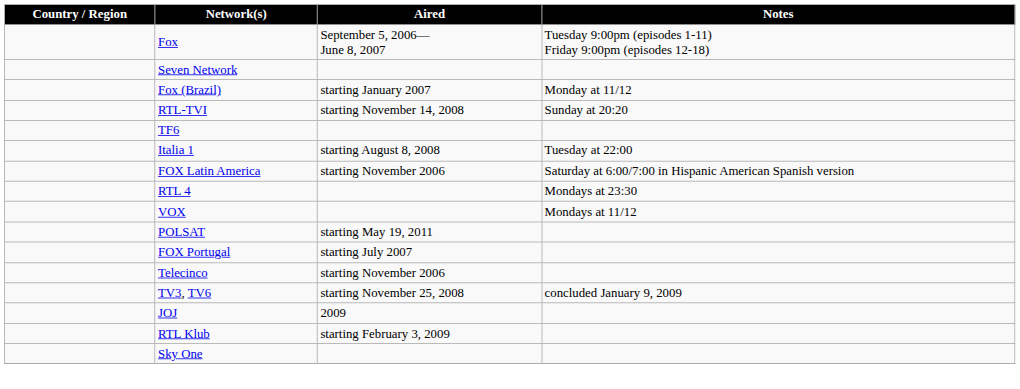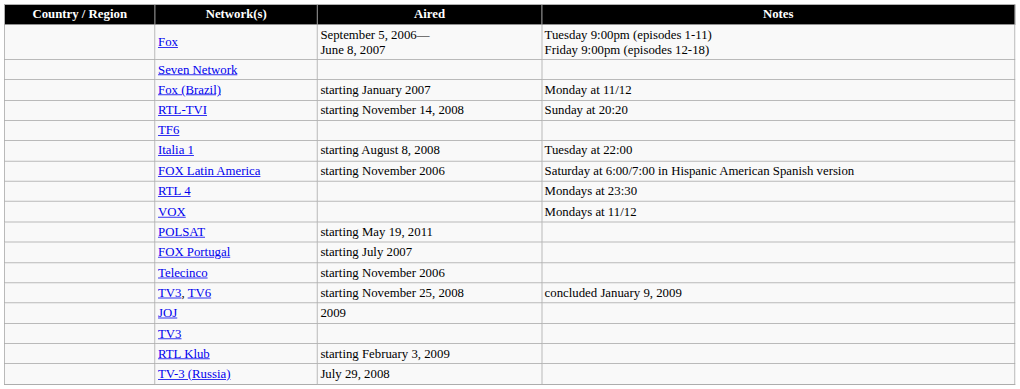+ row: (170, 333)
+ row: (194, 374)
- row: (180, 353)
